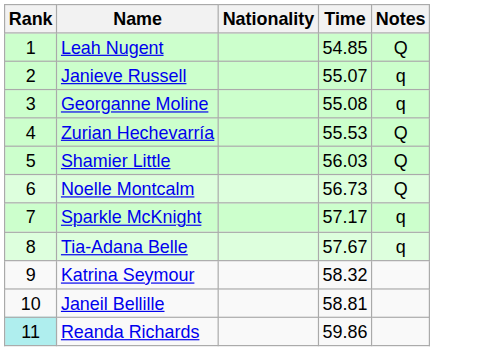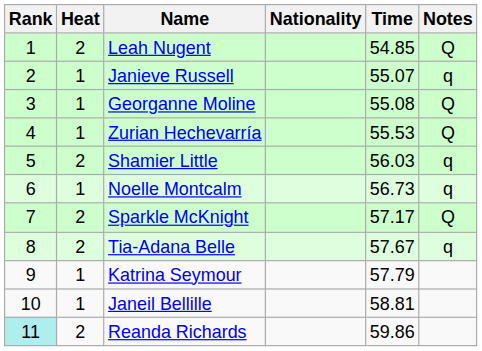+ column: (80, 19)
(401, 104) q -> (448, 104) Q
(401, 161) Q -> (448, 161) q
(401, 189) Q -> (448, 189) q
(401, 218) q -> (448, 218) Q
(345, 275) 58.32 -> (392, 275) 57.79
